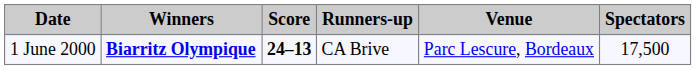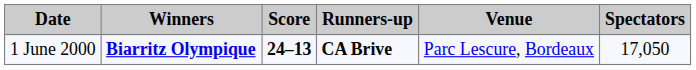(355, 49) normal -> (357, 49) bold
(645, 49) 17,500 -> (645, 49) 17,050
